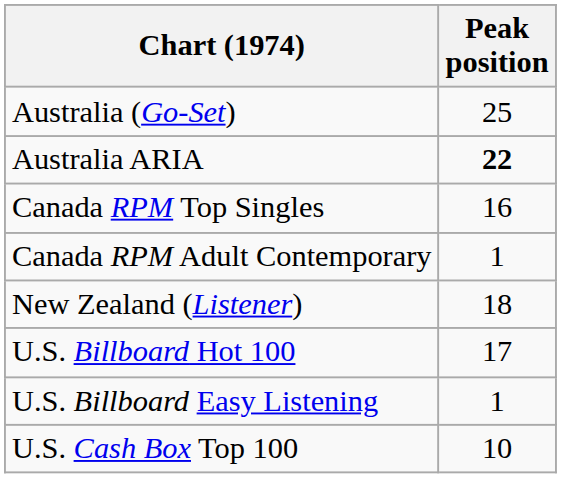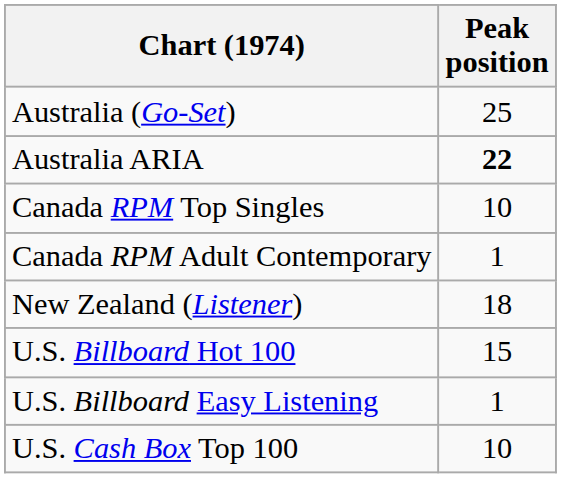(497, 207) 16 -> (497, 207) 10
(497, 352) 17 -> (497, 352) 15
